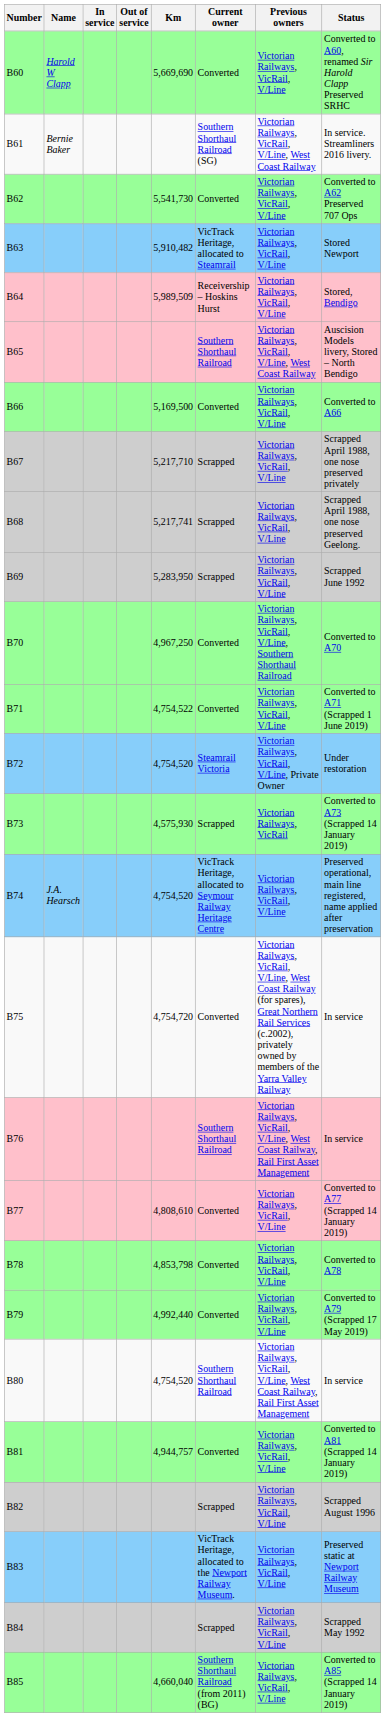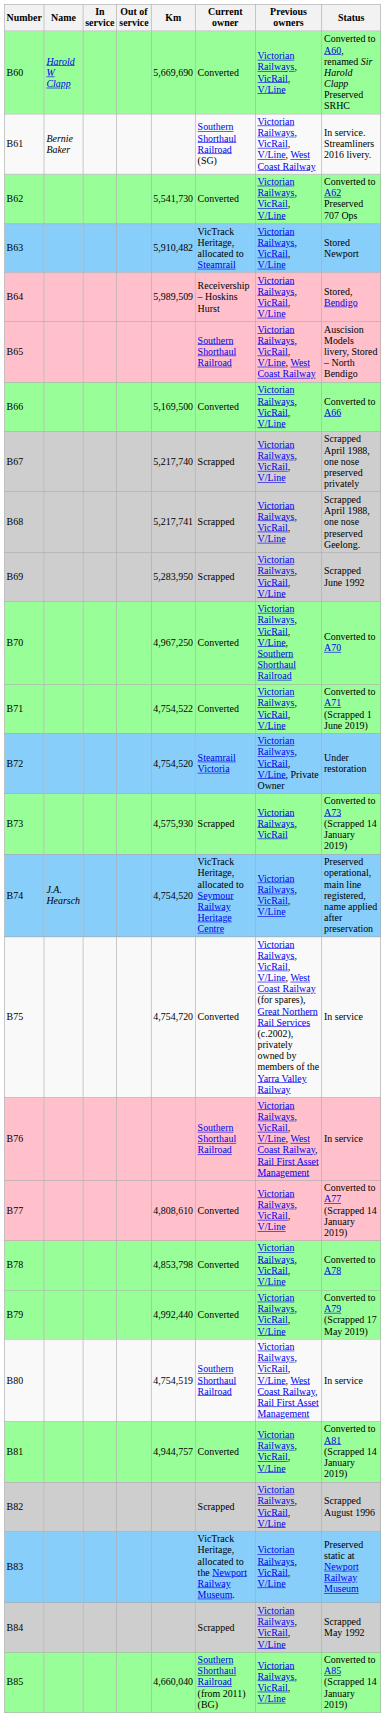(173, 461) 5,217,710 -> (173, 461) 5,217,740
(173, 1380) 4,754,520 -> (173, 1380) 4,754,519
